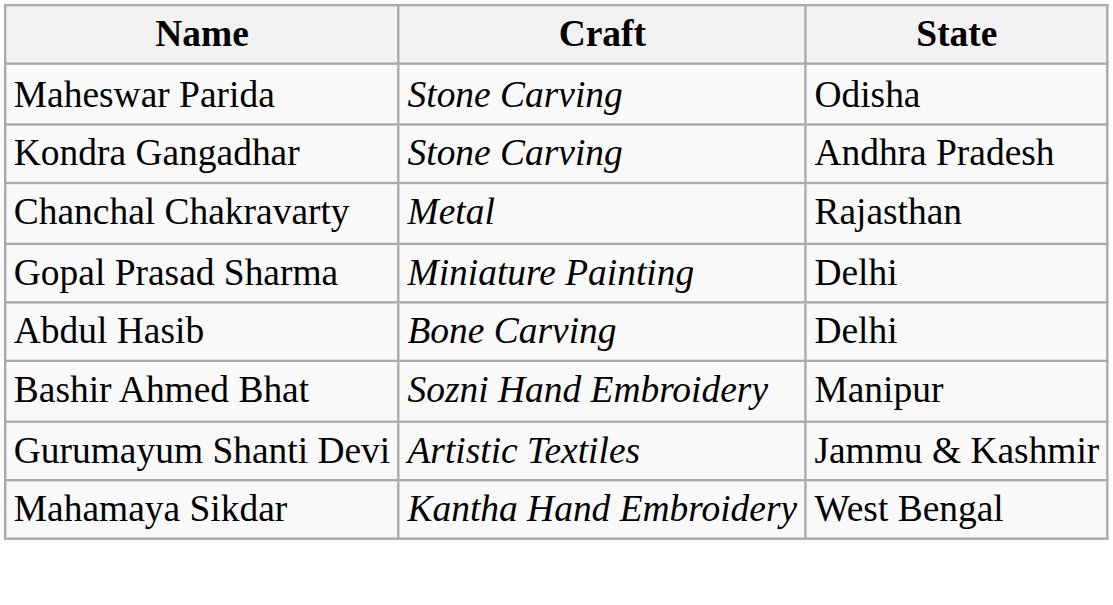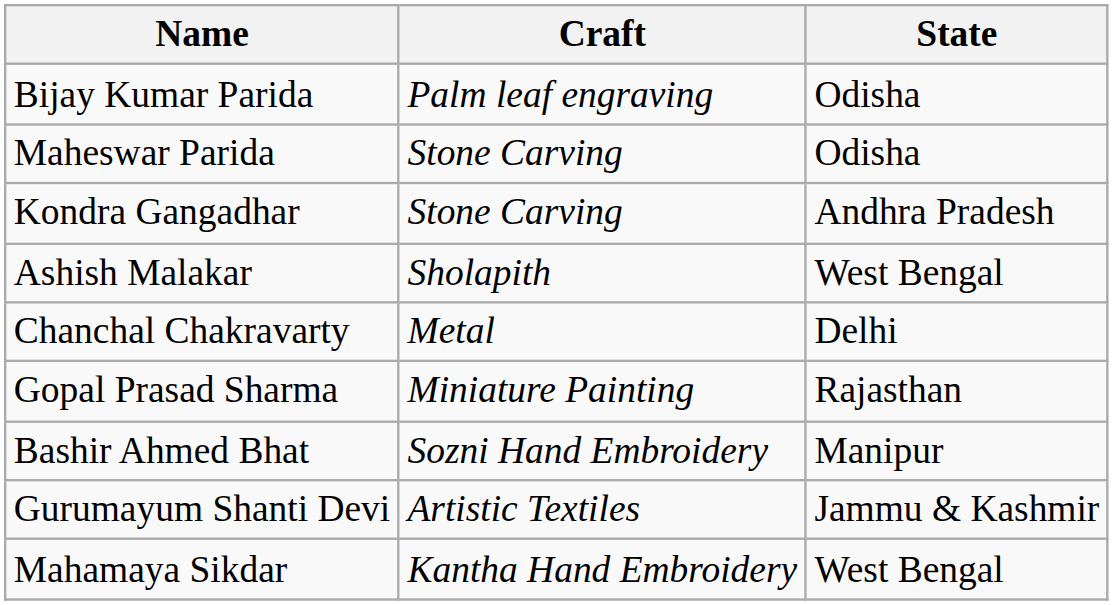+ row: (164, 93)
+ row: (133, 271)
(888, 212) Rajasthan -> (856, 331) Delhi
(856, 271) Delhi -> (888, 390) Rajasthan
- row: (109, 331)
